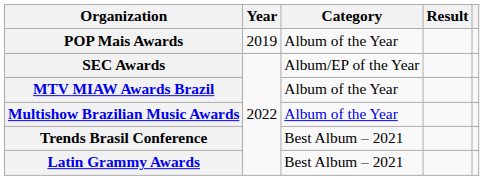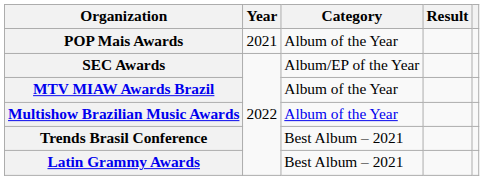(262, 41) 2019 -> (262, 41) 2021
